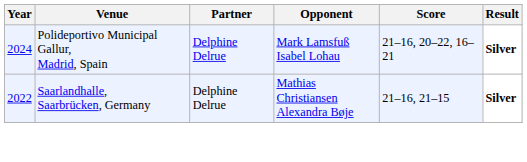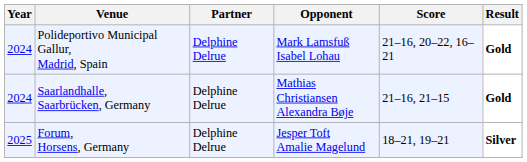(501, 49) Silver -> (498, 49) Gold
(20, 98) 2022 -> (20, 98) 2024
(501, 98) Silver -> (498, 98) Gold
+ row: (83, 140)
